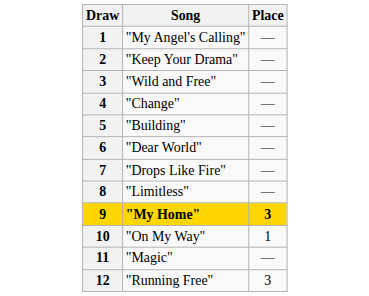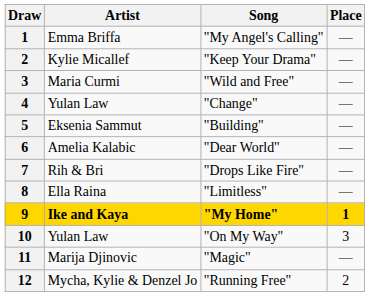+ column: (122, 15)
(268, 214) 3 -> (346, 214) 1
(268, 236) 1 -> (346, 236) 3
(268, 280) 3 -> (346, 280) 2
